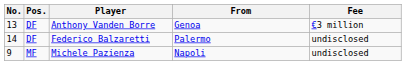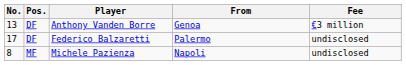(12, 40) 14 -> (12, 40) 17
(9, 54) 9 -> (9, 54) 8
